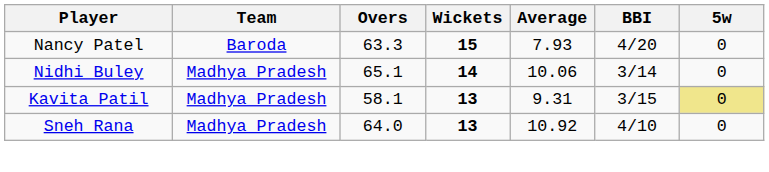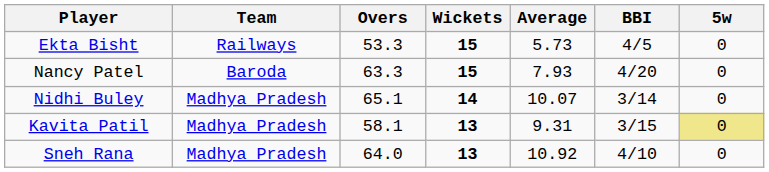+ row: (89, 45)
(552, 72) 10.06 -> (552, 100) 10.07
